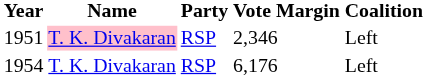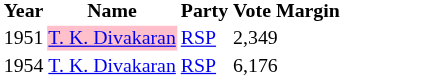- column: (384, 10)
(255, 38) 2,346 -> (255, 38) 2,349
